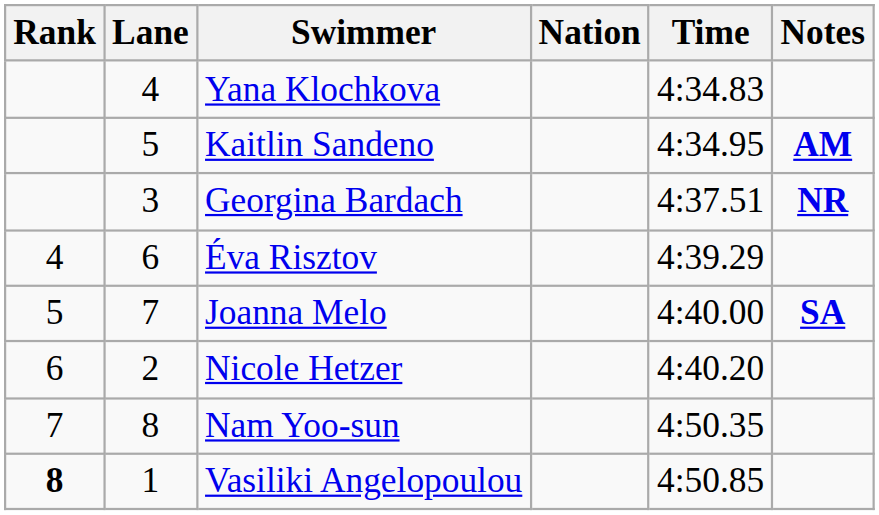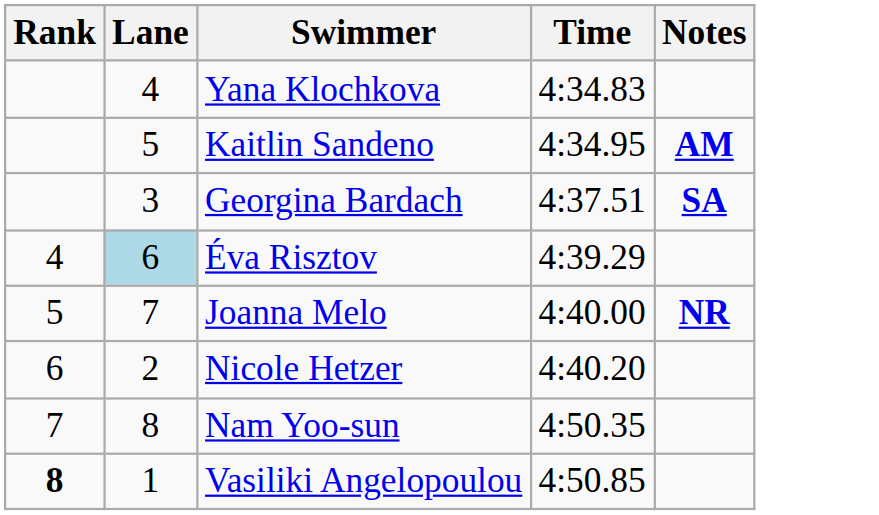- column: (590, 32)
(823, 200) NR -> (704, 200) SA
(150, 256) no background -> (150, 256) lightblue background
(823, 312) SA -> (704, 312) NR
